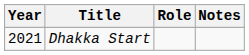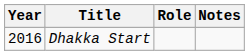(25, 39) 2021 -> (25, 39) 2016
